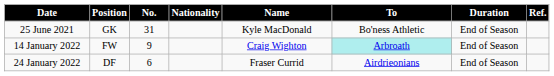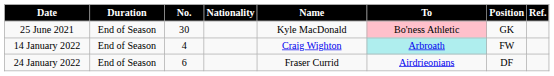columns swapped: (109, 13) <-> (489, 13)
(149, 29) 31 -> (184, 29) 30
(392, 29) no background -> (427, 29) pink background
(149, 46) 9 -> (184, 46) 4
